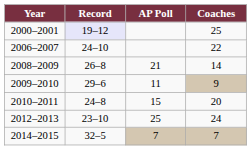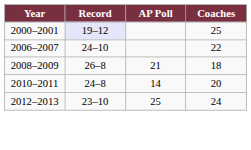(216, 66) 14 -> (216, 66) 18
- row: (35, 83)
(156, 101) 15 -> (156, 83) 14
- row: (35, 136)
